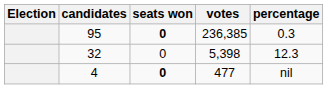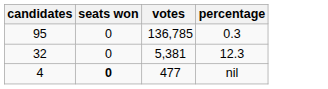- column: (32, 14)
(163, 34) bold -> (108, 34) normal
(223, 34) 236,385 -> (169, 34) 136,785
(223, 53) 5,398 -> (169, 53) 5,381
